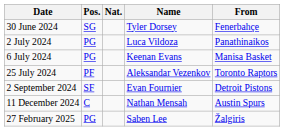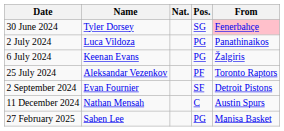columns swapped: (92, 12) <-> (168, 12)
(237, 27) no background -> (237, 27) pink background
(243, 57) Manisa Basket -> (230, 57) Žalgiris
(230, 118) Žalgiris -> (243, 118) Manisa Basket
